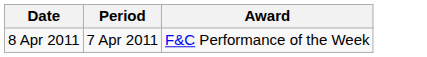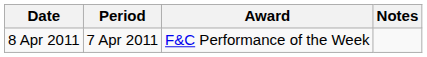+ column: (397, 16)
